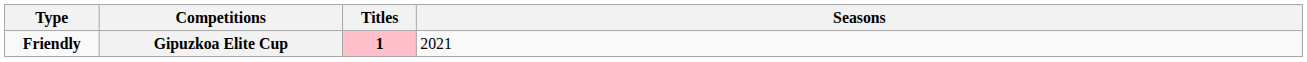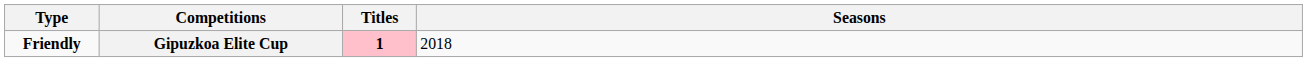(436, 43) 2021 -> (436, 43) 2018
